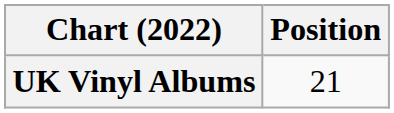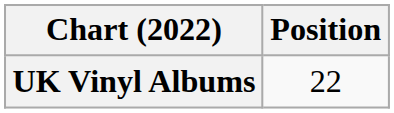(326, 81) 21 -> (326, 81) 22
